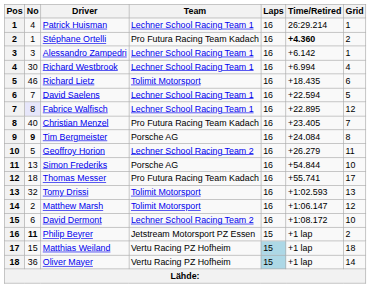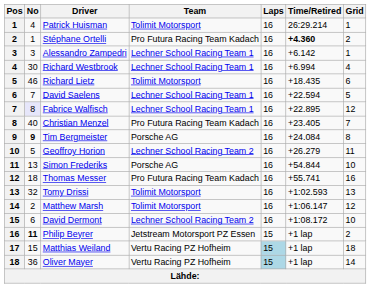(192, 25) Lechner School Racing Team 1 -> (166, 25) Tolimit Motorsport
(350, 178) 17 -> (350, 178) 16
